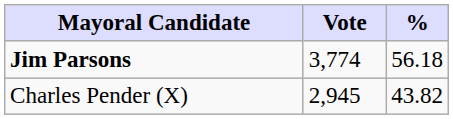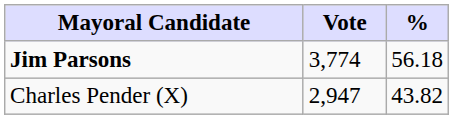(335, 95) 2,945 -> (335, 95) 2,947
